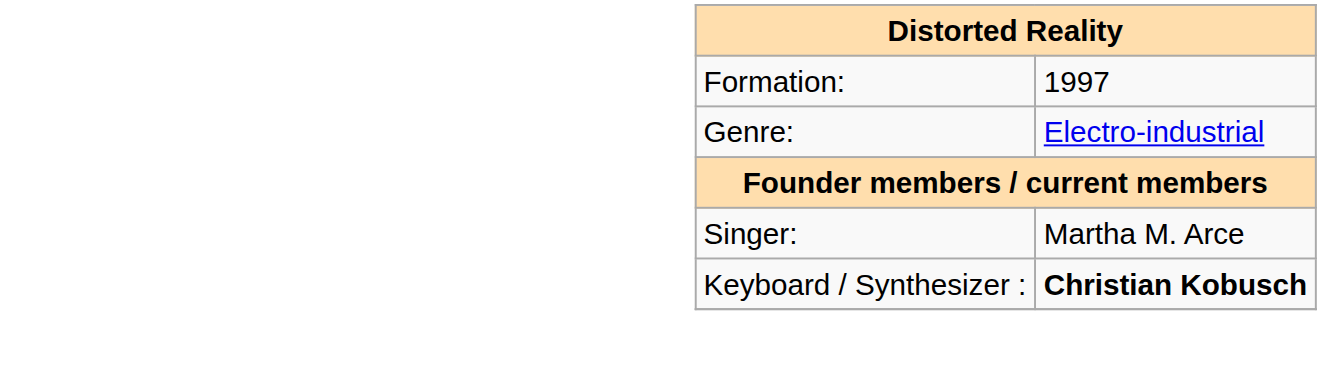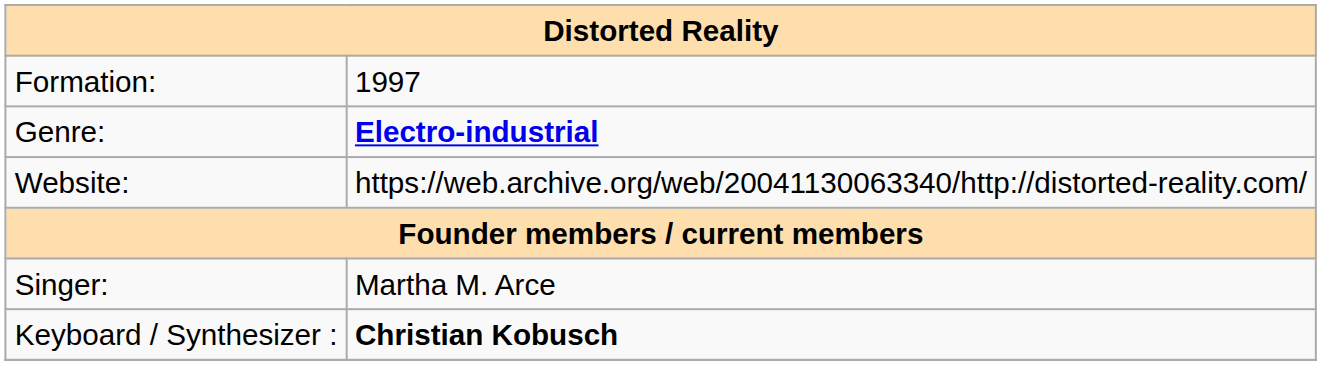(1154, 132) normal -> (477, 132) bold
+ row: (72, 182)
